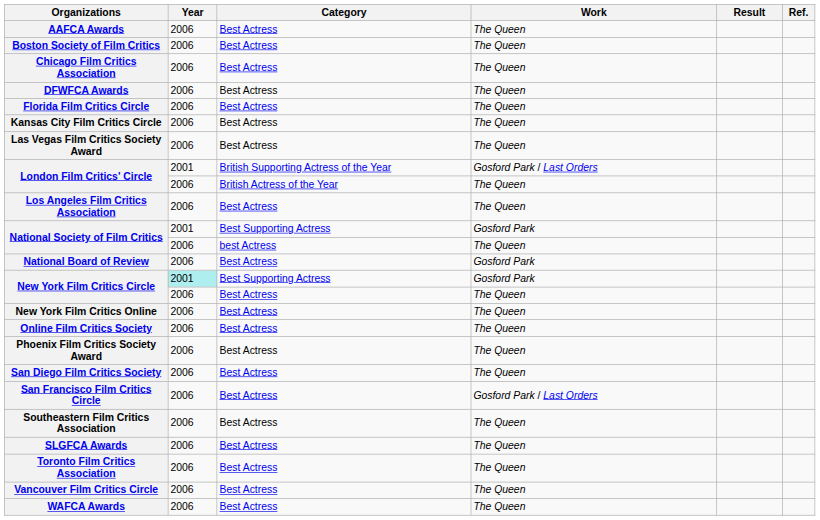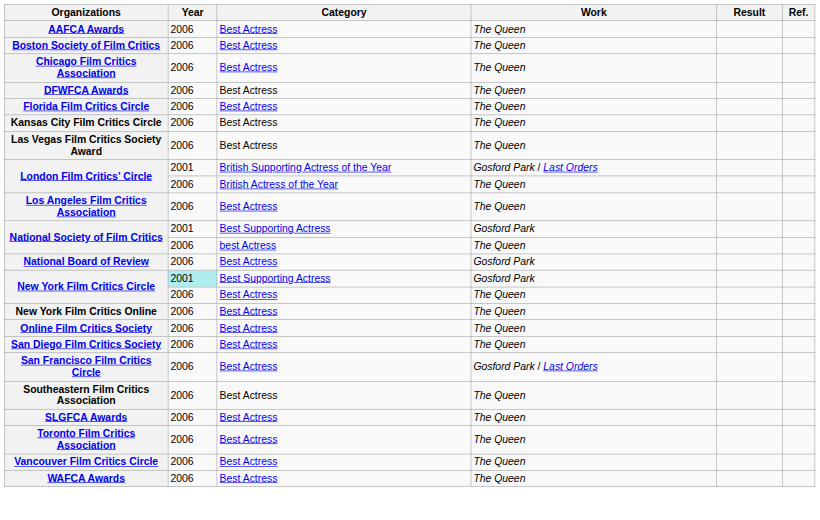- row: (86, 350)
